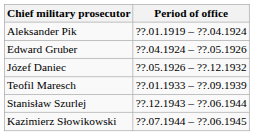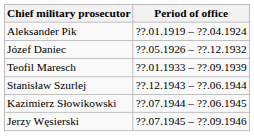- row: (42, 49)
+ row: (43, 121)
